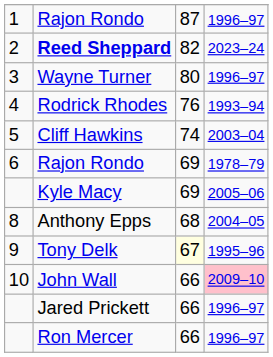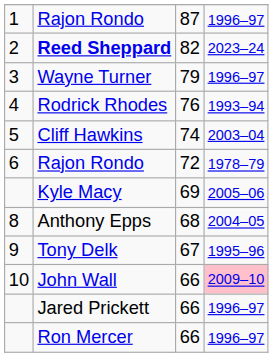(190, 76) 80 -> (190, 76) 79
(190, 163) 69 -> (190, 163) 72
(190, 250) lightyellow background -> (190, 250) no background
